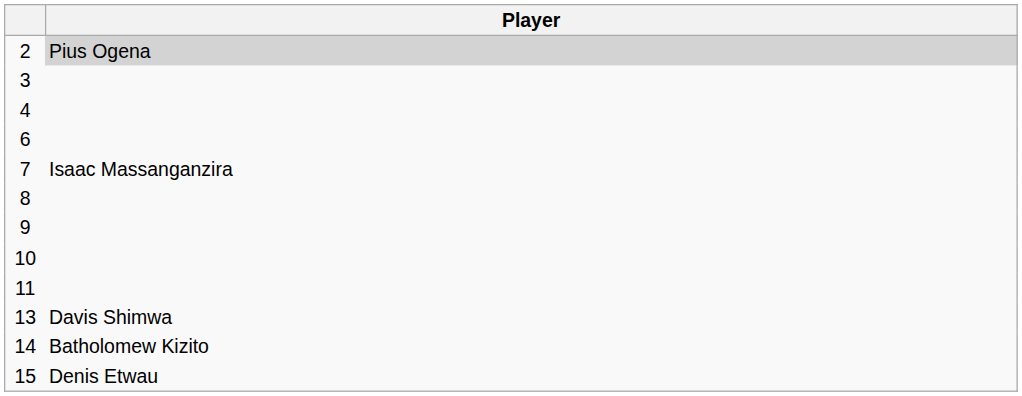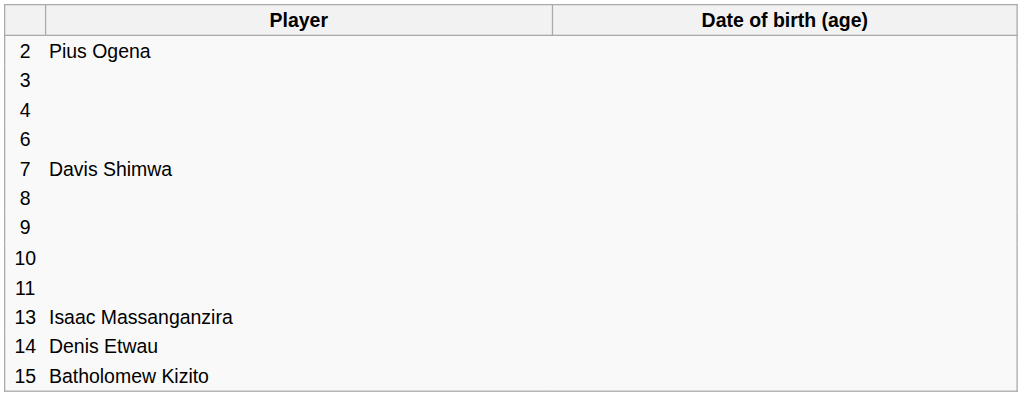+ column: (785, 20)
(100, 51) lightgrey background -> (100, 51) no background
(141, 169) Isaac Massanganzira -> (111, 169) Davis Shimwa
(111, 317) Davis Shimwa -> (141, 317) Isaac Massanganzira
(129, 346) Batholomew Kizito -> (104, 346) Denis Etwau
(104, 376) Denis Etwau -> (129, 376) Batholomew Kizito
